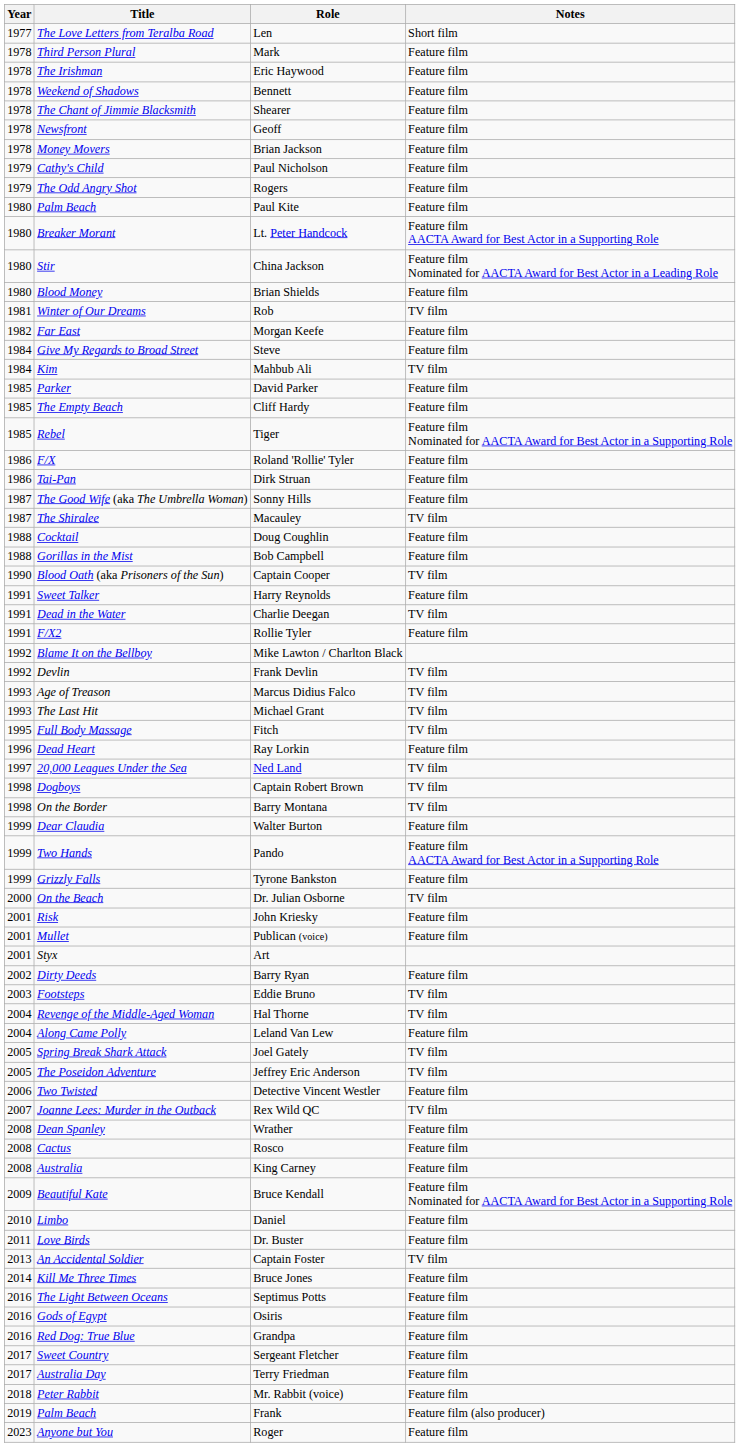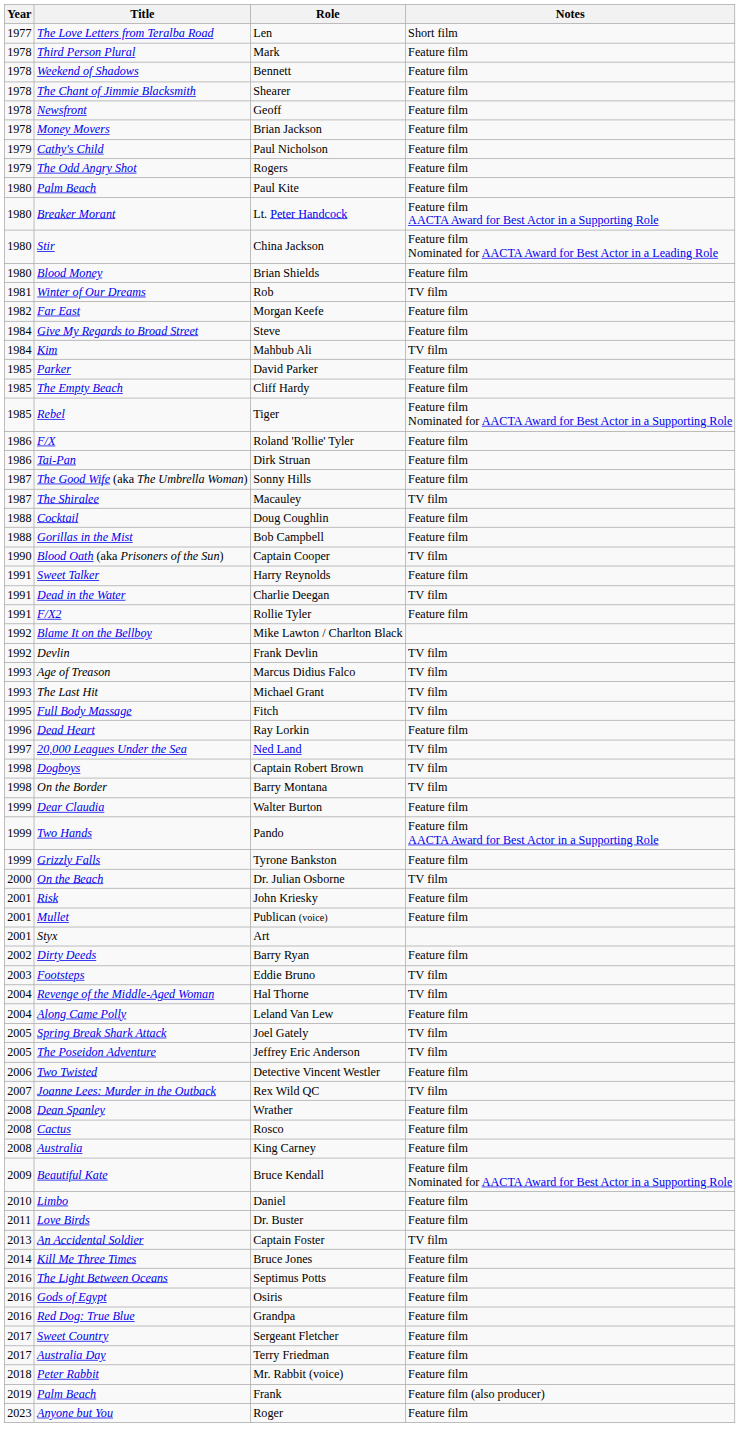- row: (289, 71)
